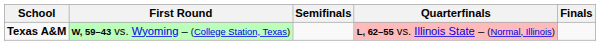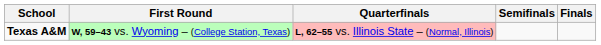columns swapped: (456, 14) <-> (323, 14)
